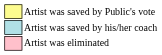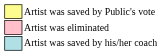rows swapped: (91, 27) <-> (67, 43)
